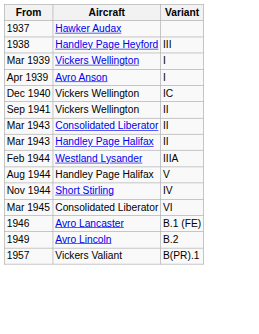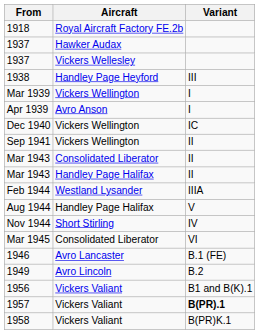+ row: (18, 28)
+ row: (18, 61)
+ row: (18, 288)
(181, 256) normal -> (206, 304) bold
+ row: (18, 321)
